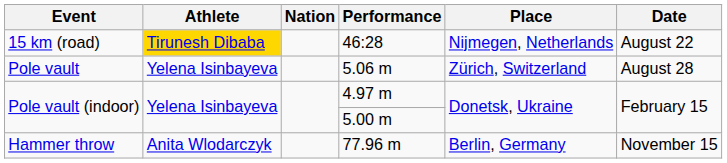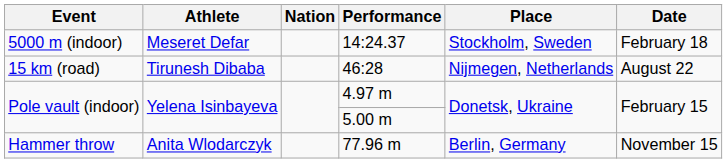+ row: (374, 42)
(206, 42) gold background -> (206, 68) no background
- row: (367, 68)
